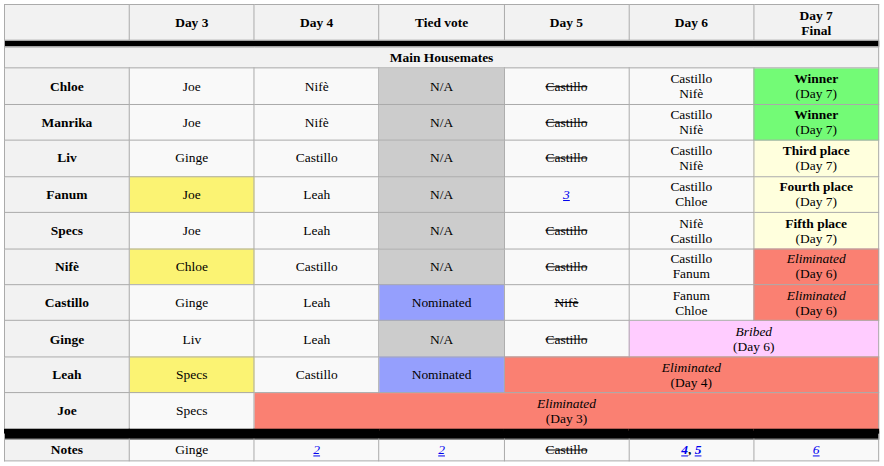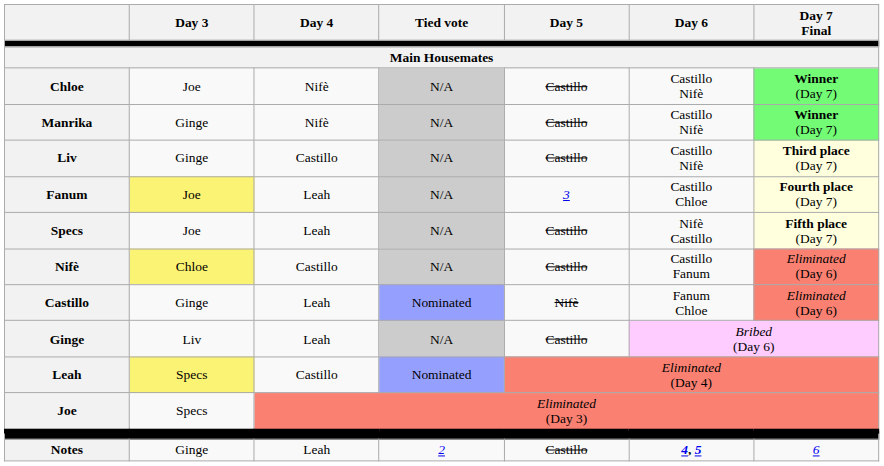(192, 122) Joe -> (192, 122) Ginge
(317, 449) 2 -> (317, 449) Leah
